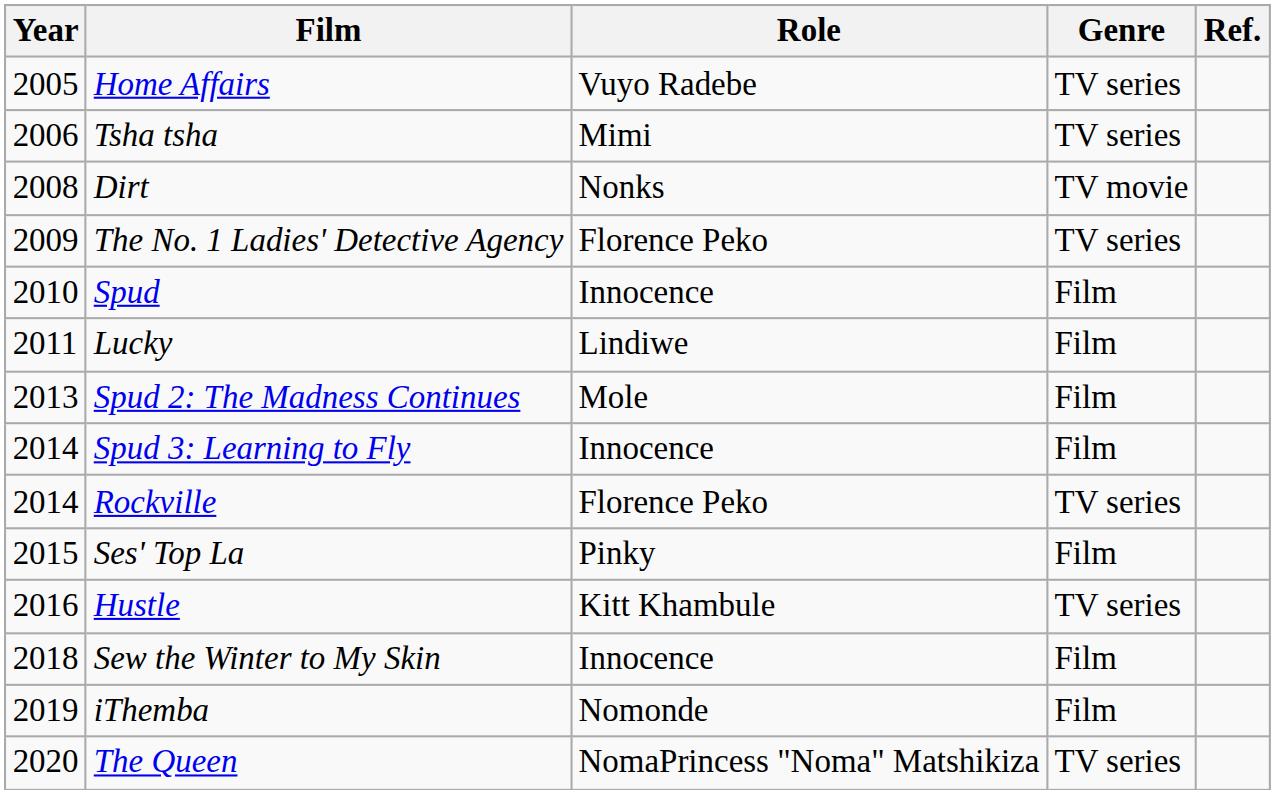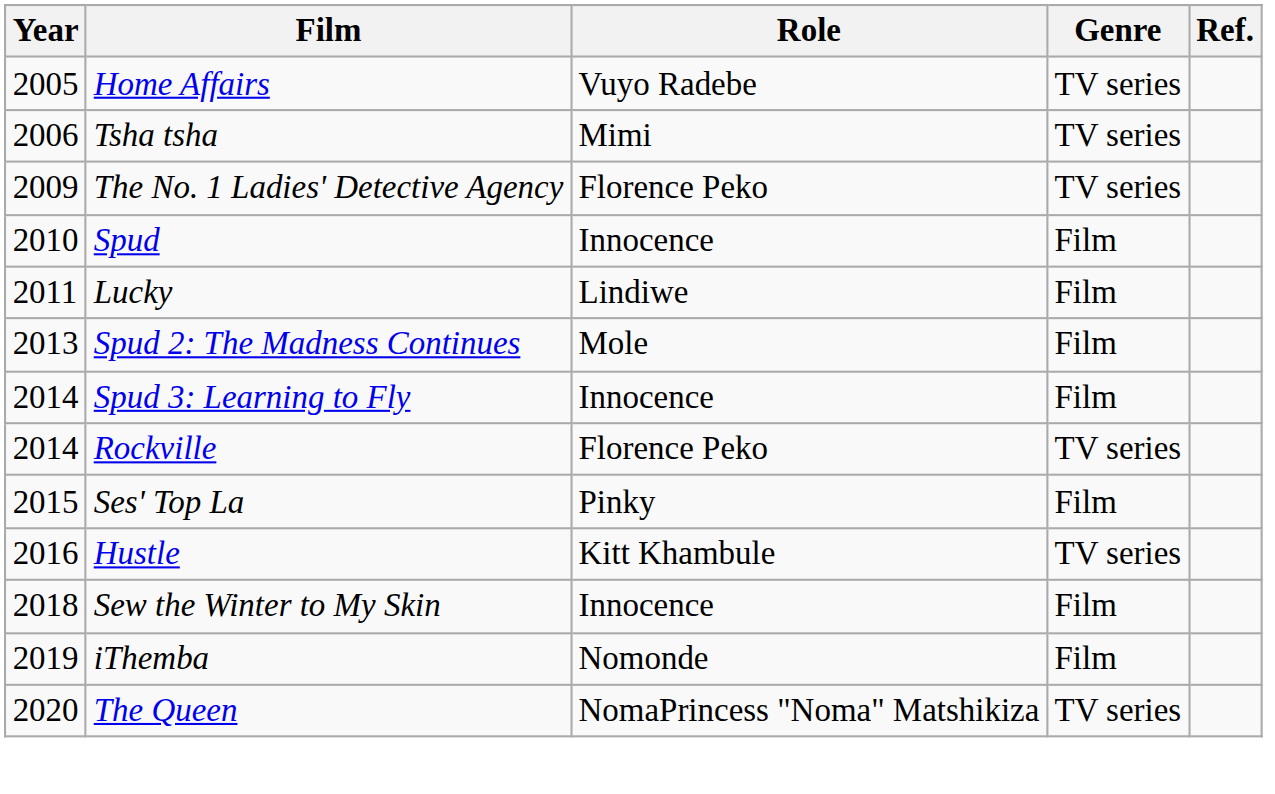- row: (121, 187)
